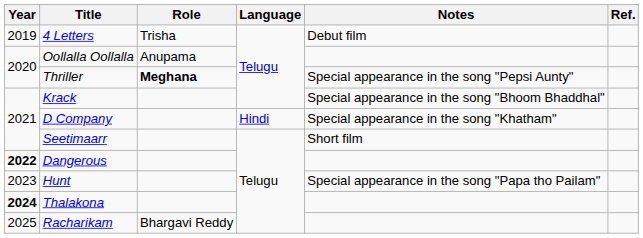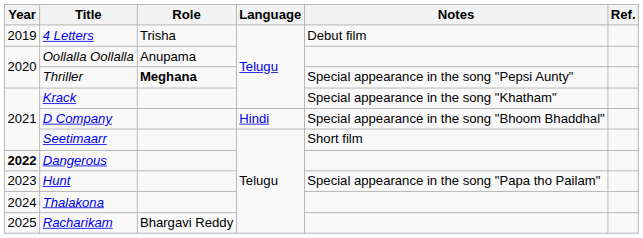(456, 98) Special appearance in the song "Bhoom Bhaddhal" -> (432, 98) Special appearance in the song "Khatham"
(432, 118) Special appearance in the song "Khatham" -> (456, 118) Special appearance in the song "Bhoom Bhaddhal"
(22, 202) bold -> (22, 202) normal
